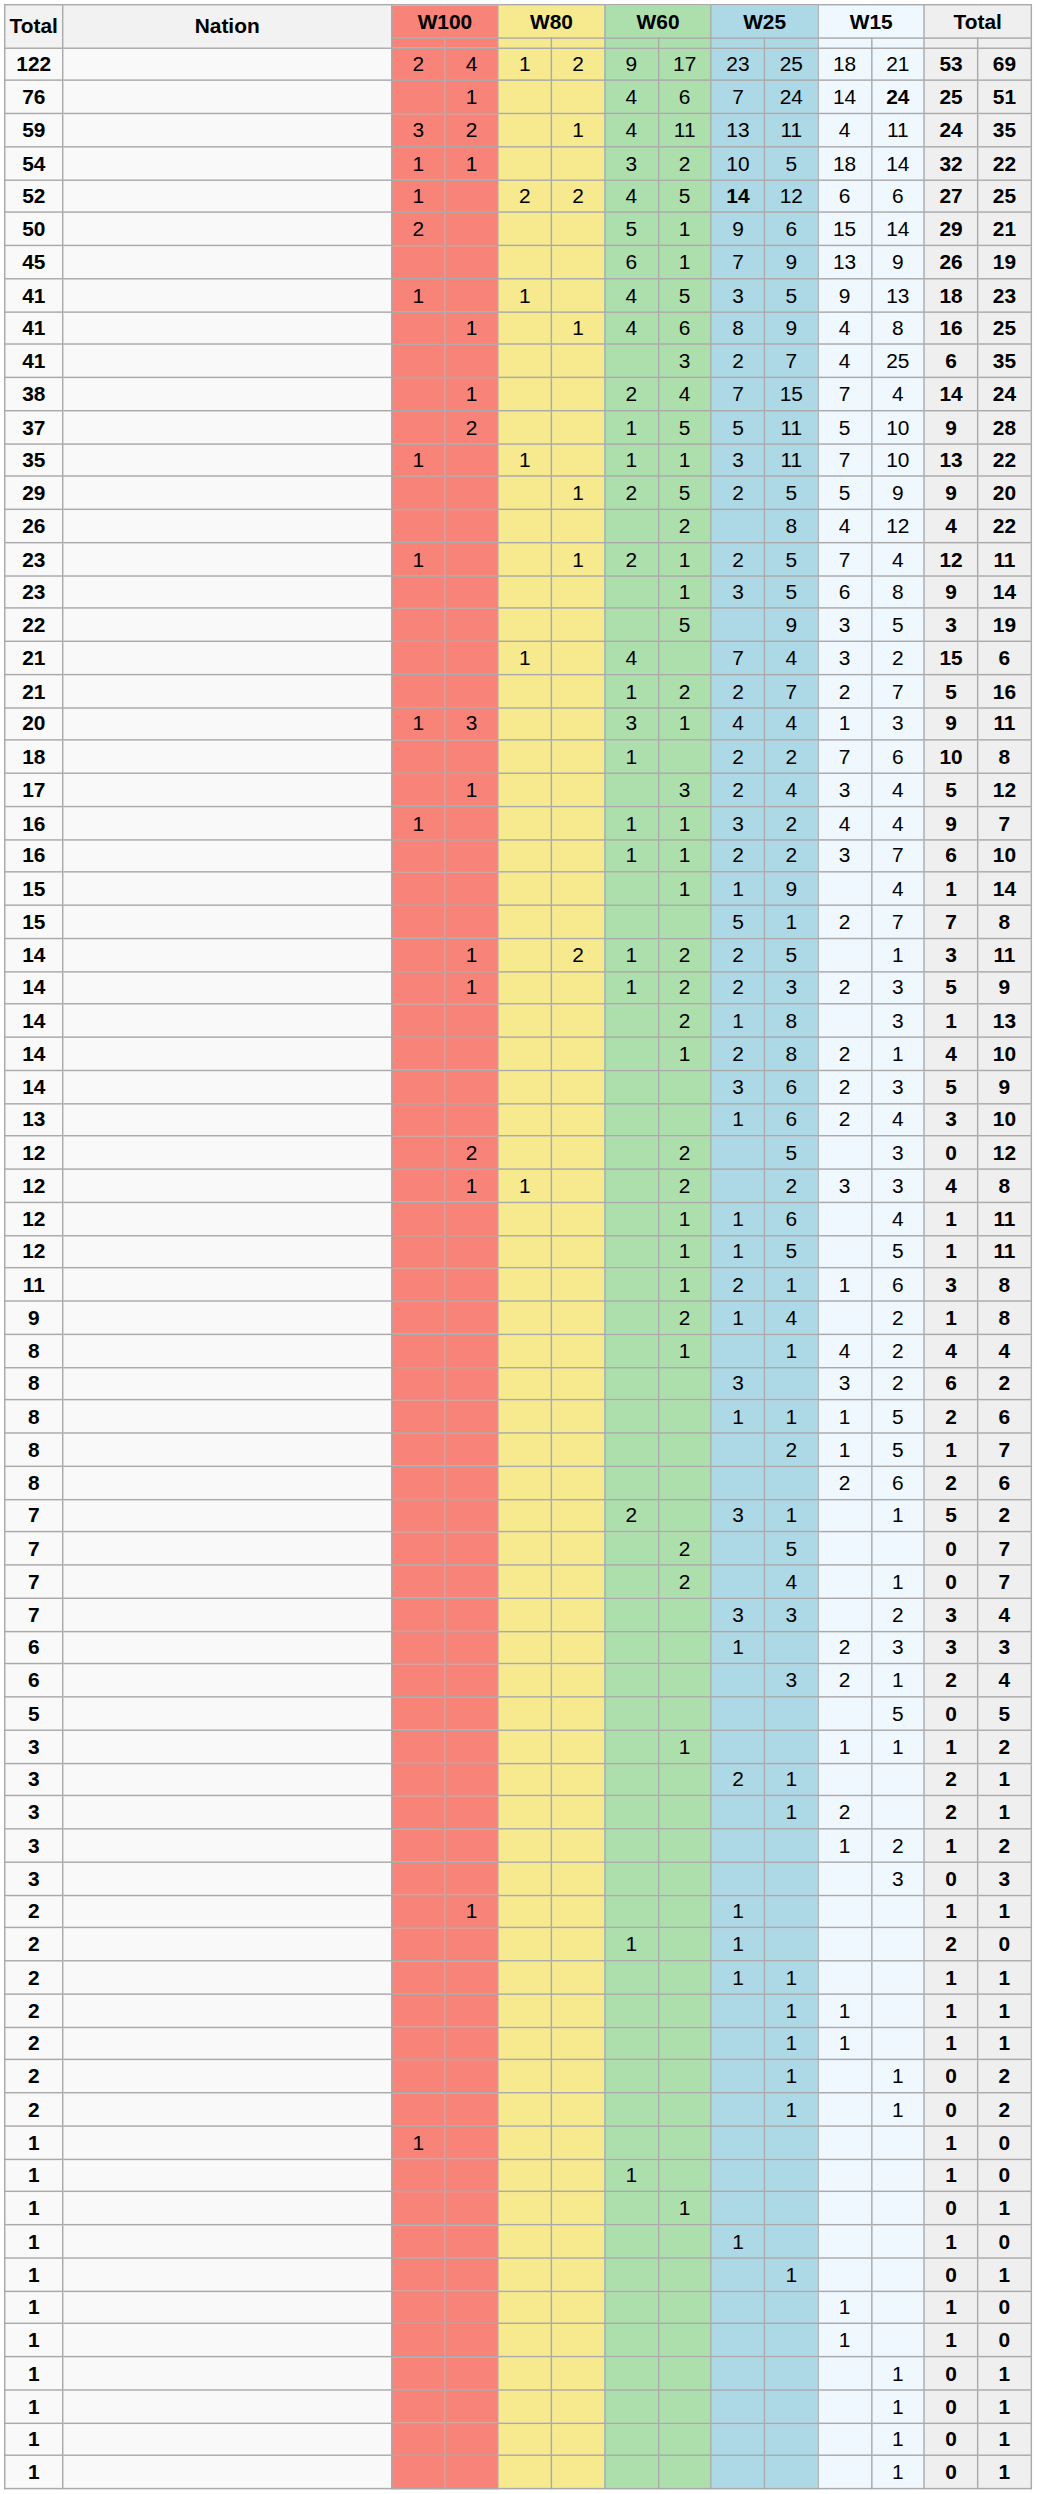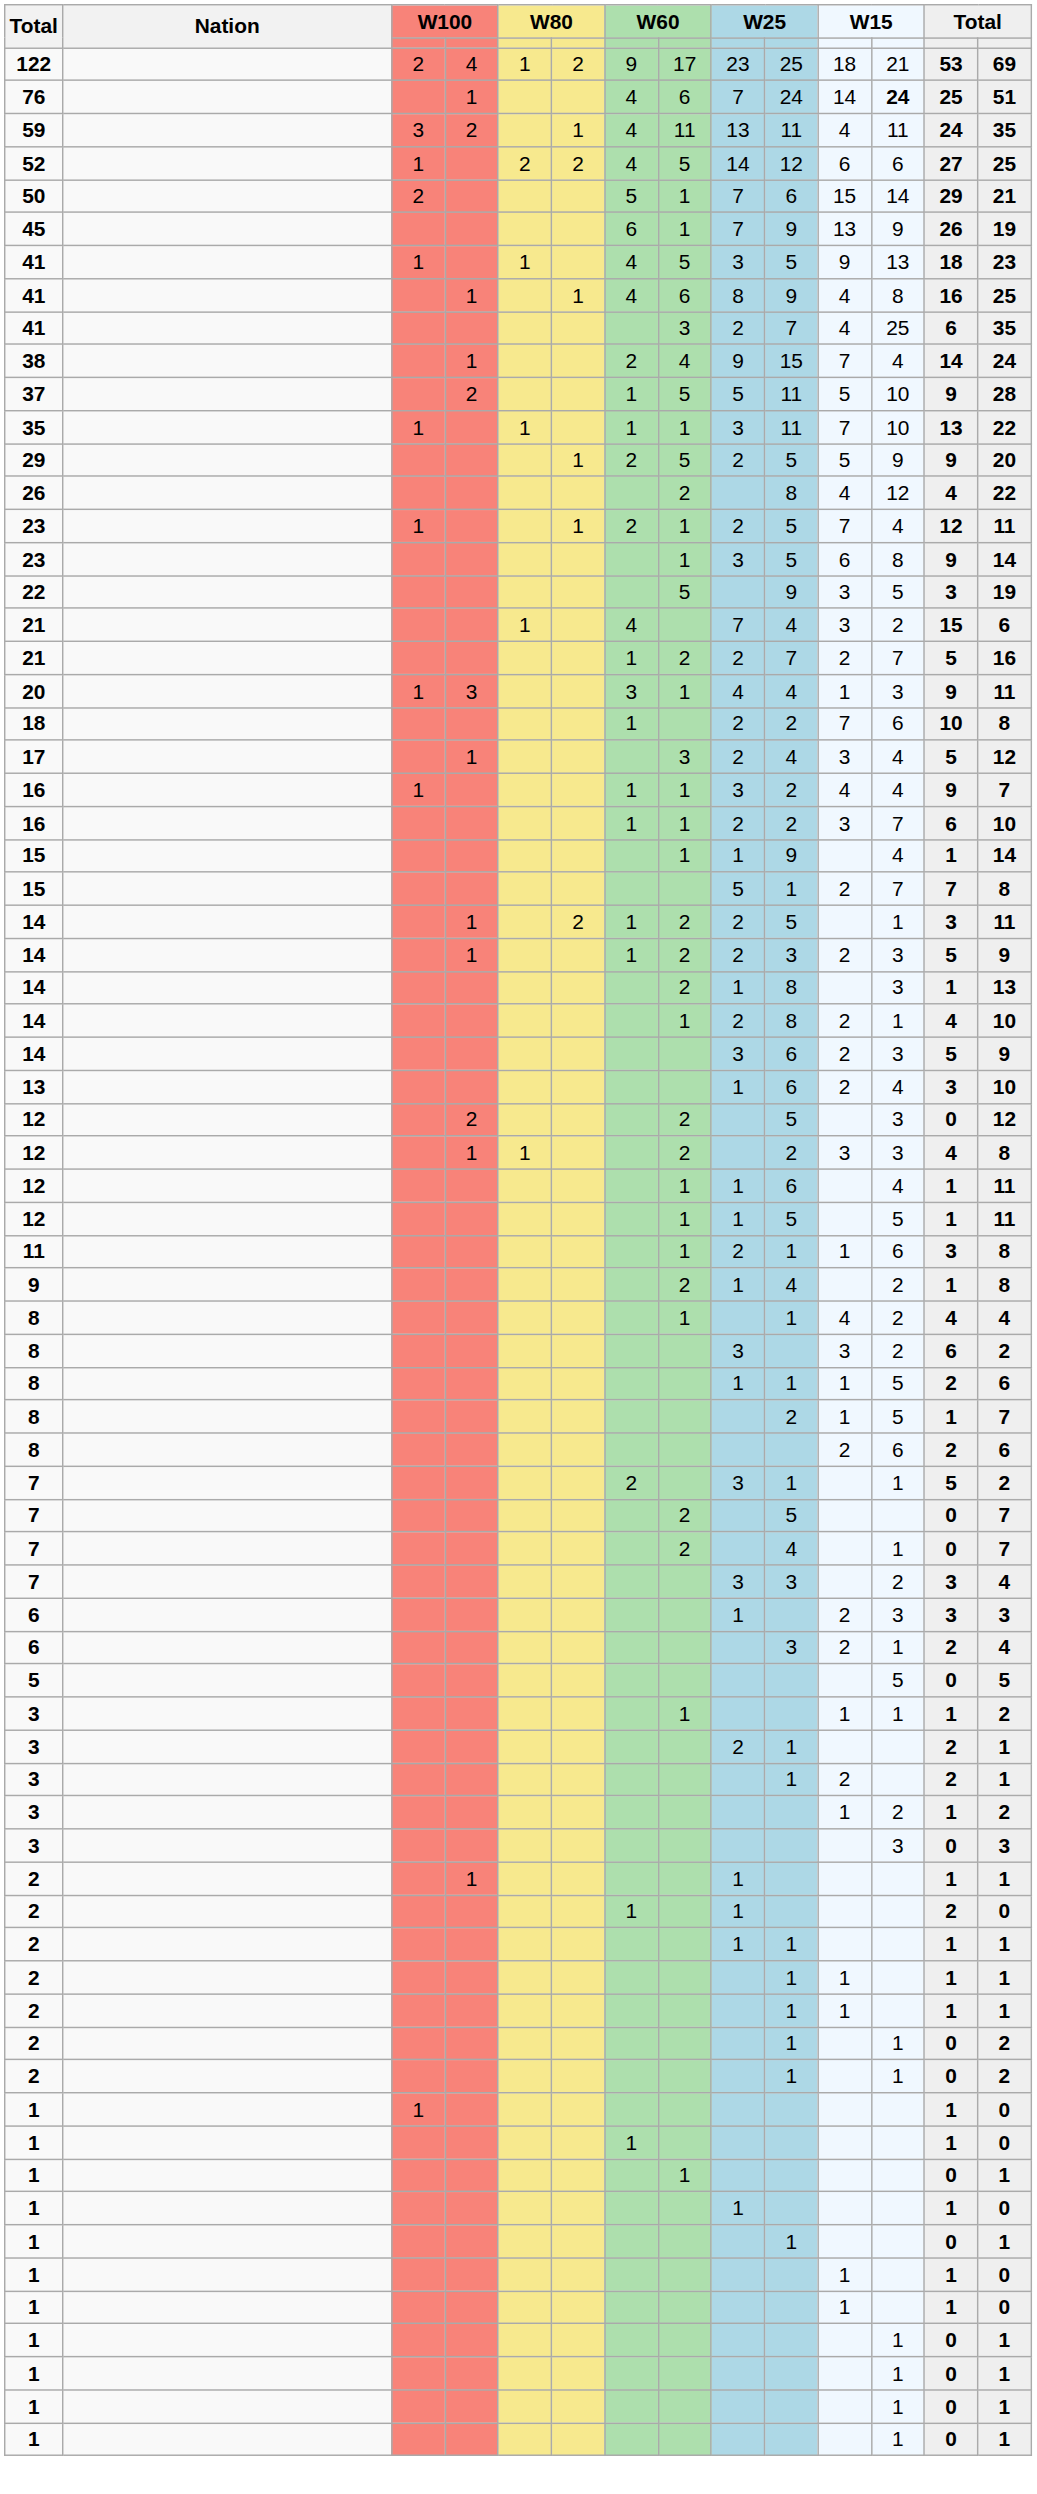- row: (34, 163)
(738, 196) bold -> (738, 163) normal
(738, 229) 9 -> (738, 196) 7
(738, 394) 7 -> (738, 361) 9
